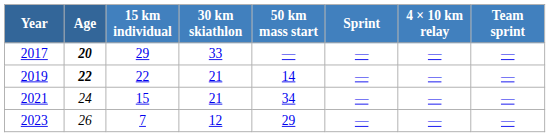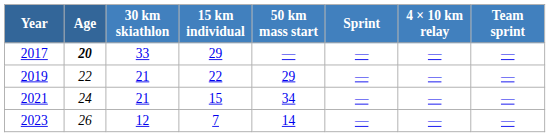columns swapped: (143, 23) <-> (216, 23)
(85, 76) bold -> (85, 76) normal
(289, 76) 14 -> (289, 76) 29
(289, 121) 29 -> (289, 121) 14
